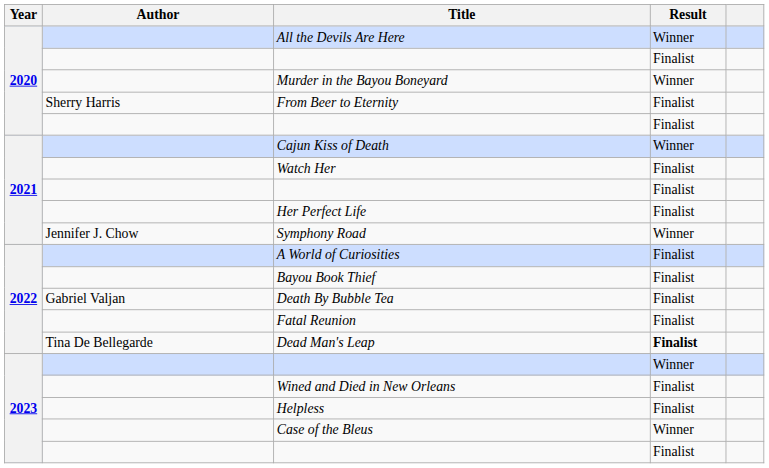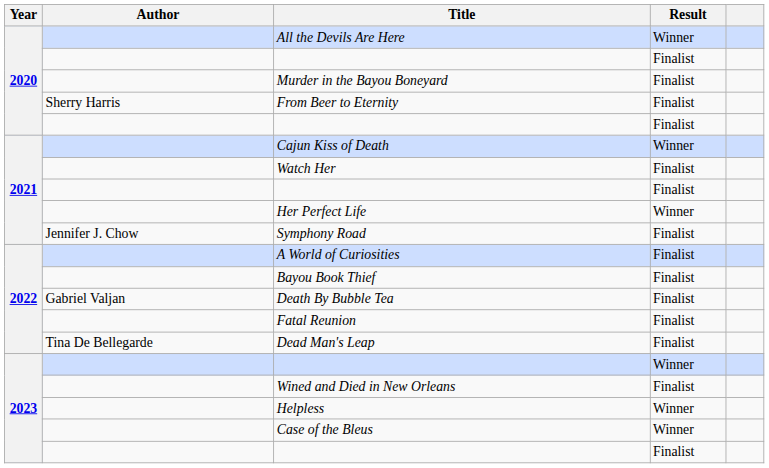(673, 80) Winner -> (674, 80) Finalist
(674, 211) Finalist -> (673, 211) Winner
(673, 233) Winner -> (674, 233) Finalist
(675, 342) bold -> (674, 342) normal
(674, 408) Finalist -> (673, 408) Winner
